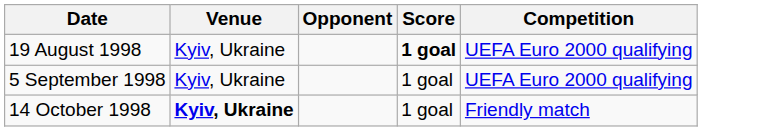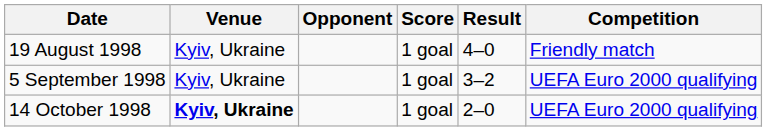+ column: (492, 19)
(429, 49) bold -> (427, 49) normal
(579, 49) UEFA Euro 2000 qualifying -> (592, 49) Friendly match
(527, 110) Friendly match -> (644, 110) UEFA Euro 2000 qualifying
